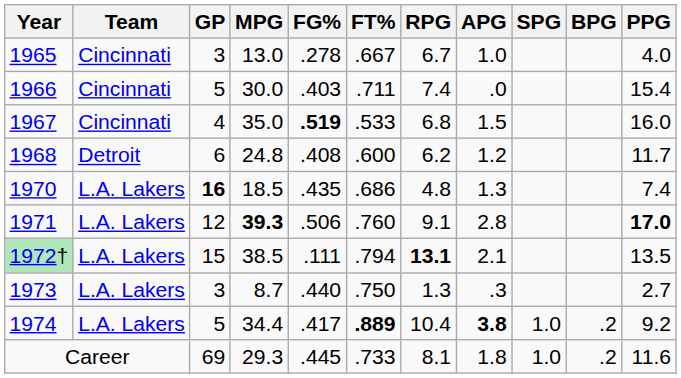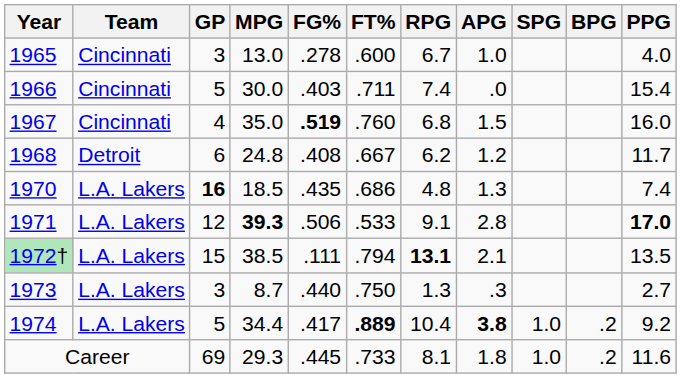(375, 55) .667 -> (375, 55) .600
(375, 122) .533 -> (375, 122) .760
(375, 155) .600 -> (375, 155) .667
(375, 222) .760 -> (375, 222) .533
